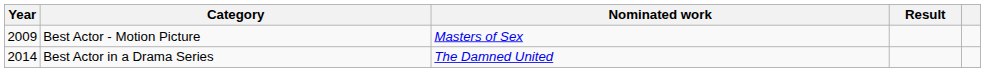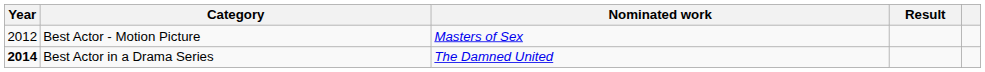(22, 36) 2009 -> (22, 36) 2012
(22, 57) normal -> (22, 57) bold
